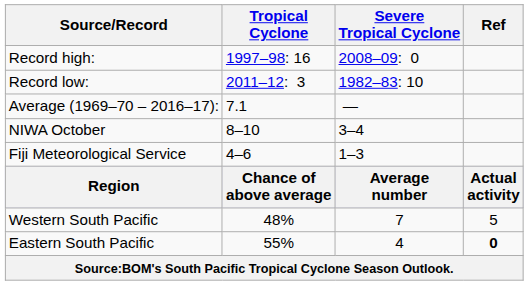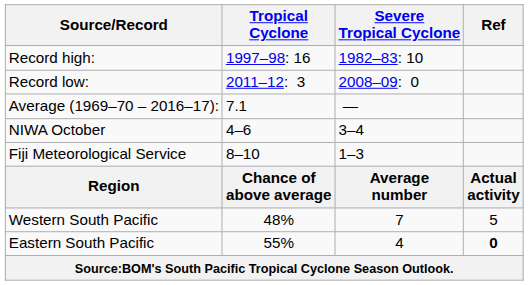(379, 57) 2008–09: 0 -> (381, 57) 1982–83: 10
(381, 82) 1982–83: 10 -> (379, 82) 2008–09: 0
(243, 130) 8–10 -> (239, 130) 4–6
(239, 154) 4–6 -> (243, 154) 8–10
